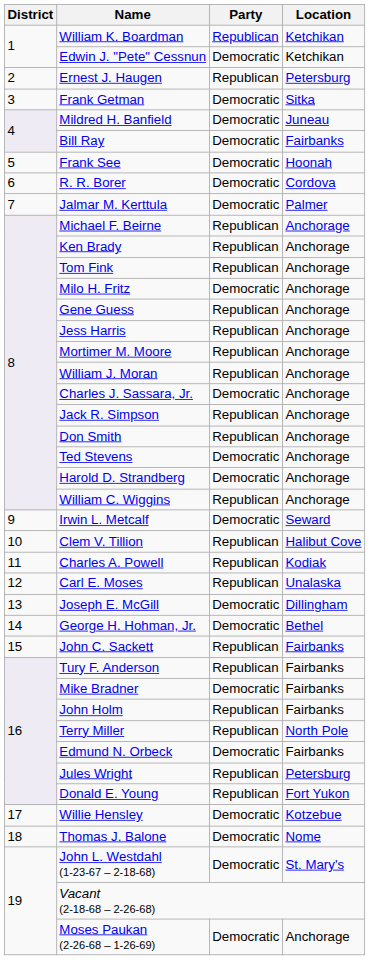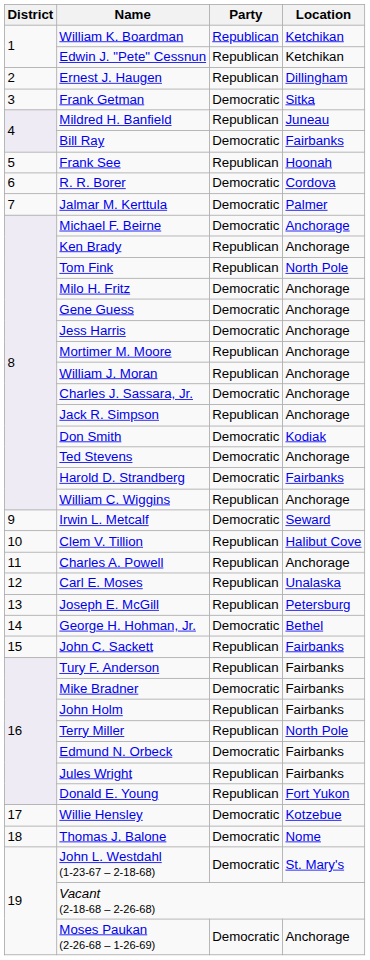(246, 57) Democratic -> (245, 57) Republican
(318, 78) Petersburg -> (316, 78) Dillingham
(246, 120) Democratic -> (245, 120) Republican
(246, 162) Democratic -> (245, 162) Republican
(245, 225) Republican -> (246, 225) Democratic
(318, 267) Anchorage -> (317, 267) North Pole
(245, 309) Republican -> (246, 309) Democratic
(245, 330) Republican -> (246, 330) Democratic
(245, 436) Republican -> (246, 436) Democratic
(318, 436) Anchorage -> (306, 436) Kodiak
(318, 478) Anchorage -> (315, 478) Fairbanks
(306, 562) Kodiak -> (318, 562) Anchorage
(246, 604) Democratic -> (245, 604) Republican
(316, 604) Dillingham -> (318, 604) Petersburg
(318, 773) Petersburg -> (315, 773) Fairbanks
